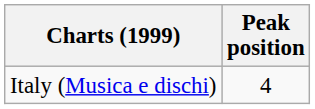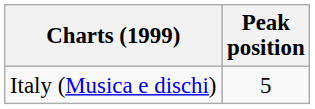(266, 84) 4 -> (266, 84) 5
